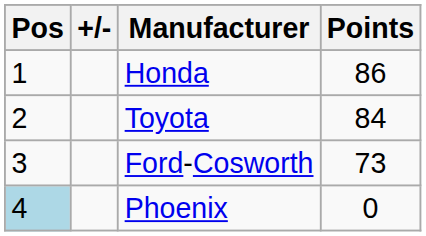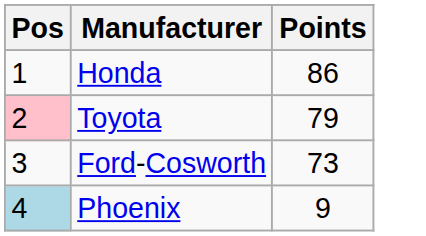- column: (94, 28)
(20, 118) no background -> (20, 118) pink background
(370, 118) 84 -> (323, 118) 79
(370, 209) 0 -> (323, 209) 9
